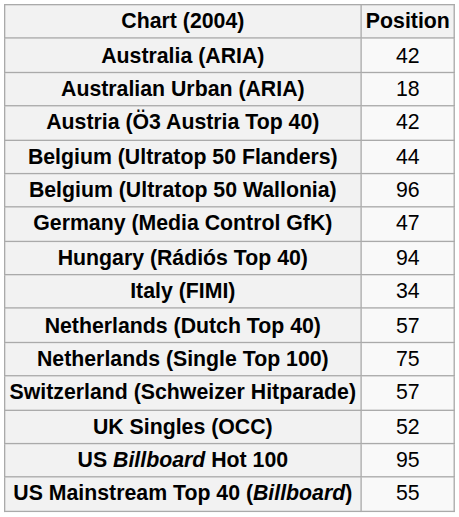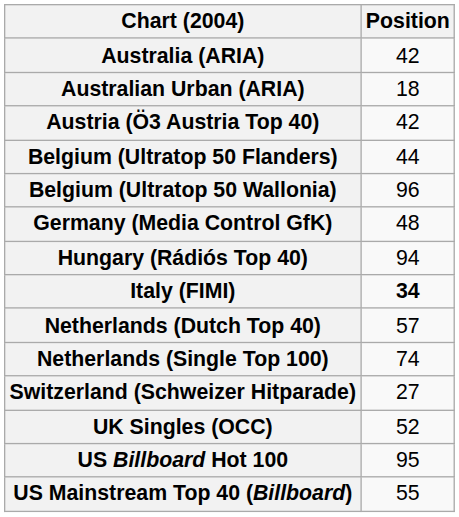(408, 223) 47 -> (408, 223) 48
(408, 291) normal -> (408, 291) bold
(408, 358) 75 -> (408, 358) 74
(408, 392) 57 -> (408, 392) 27
